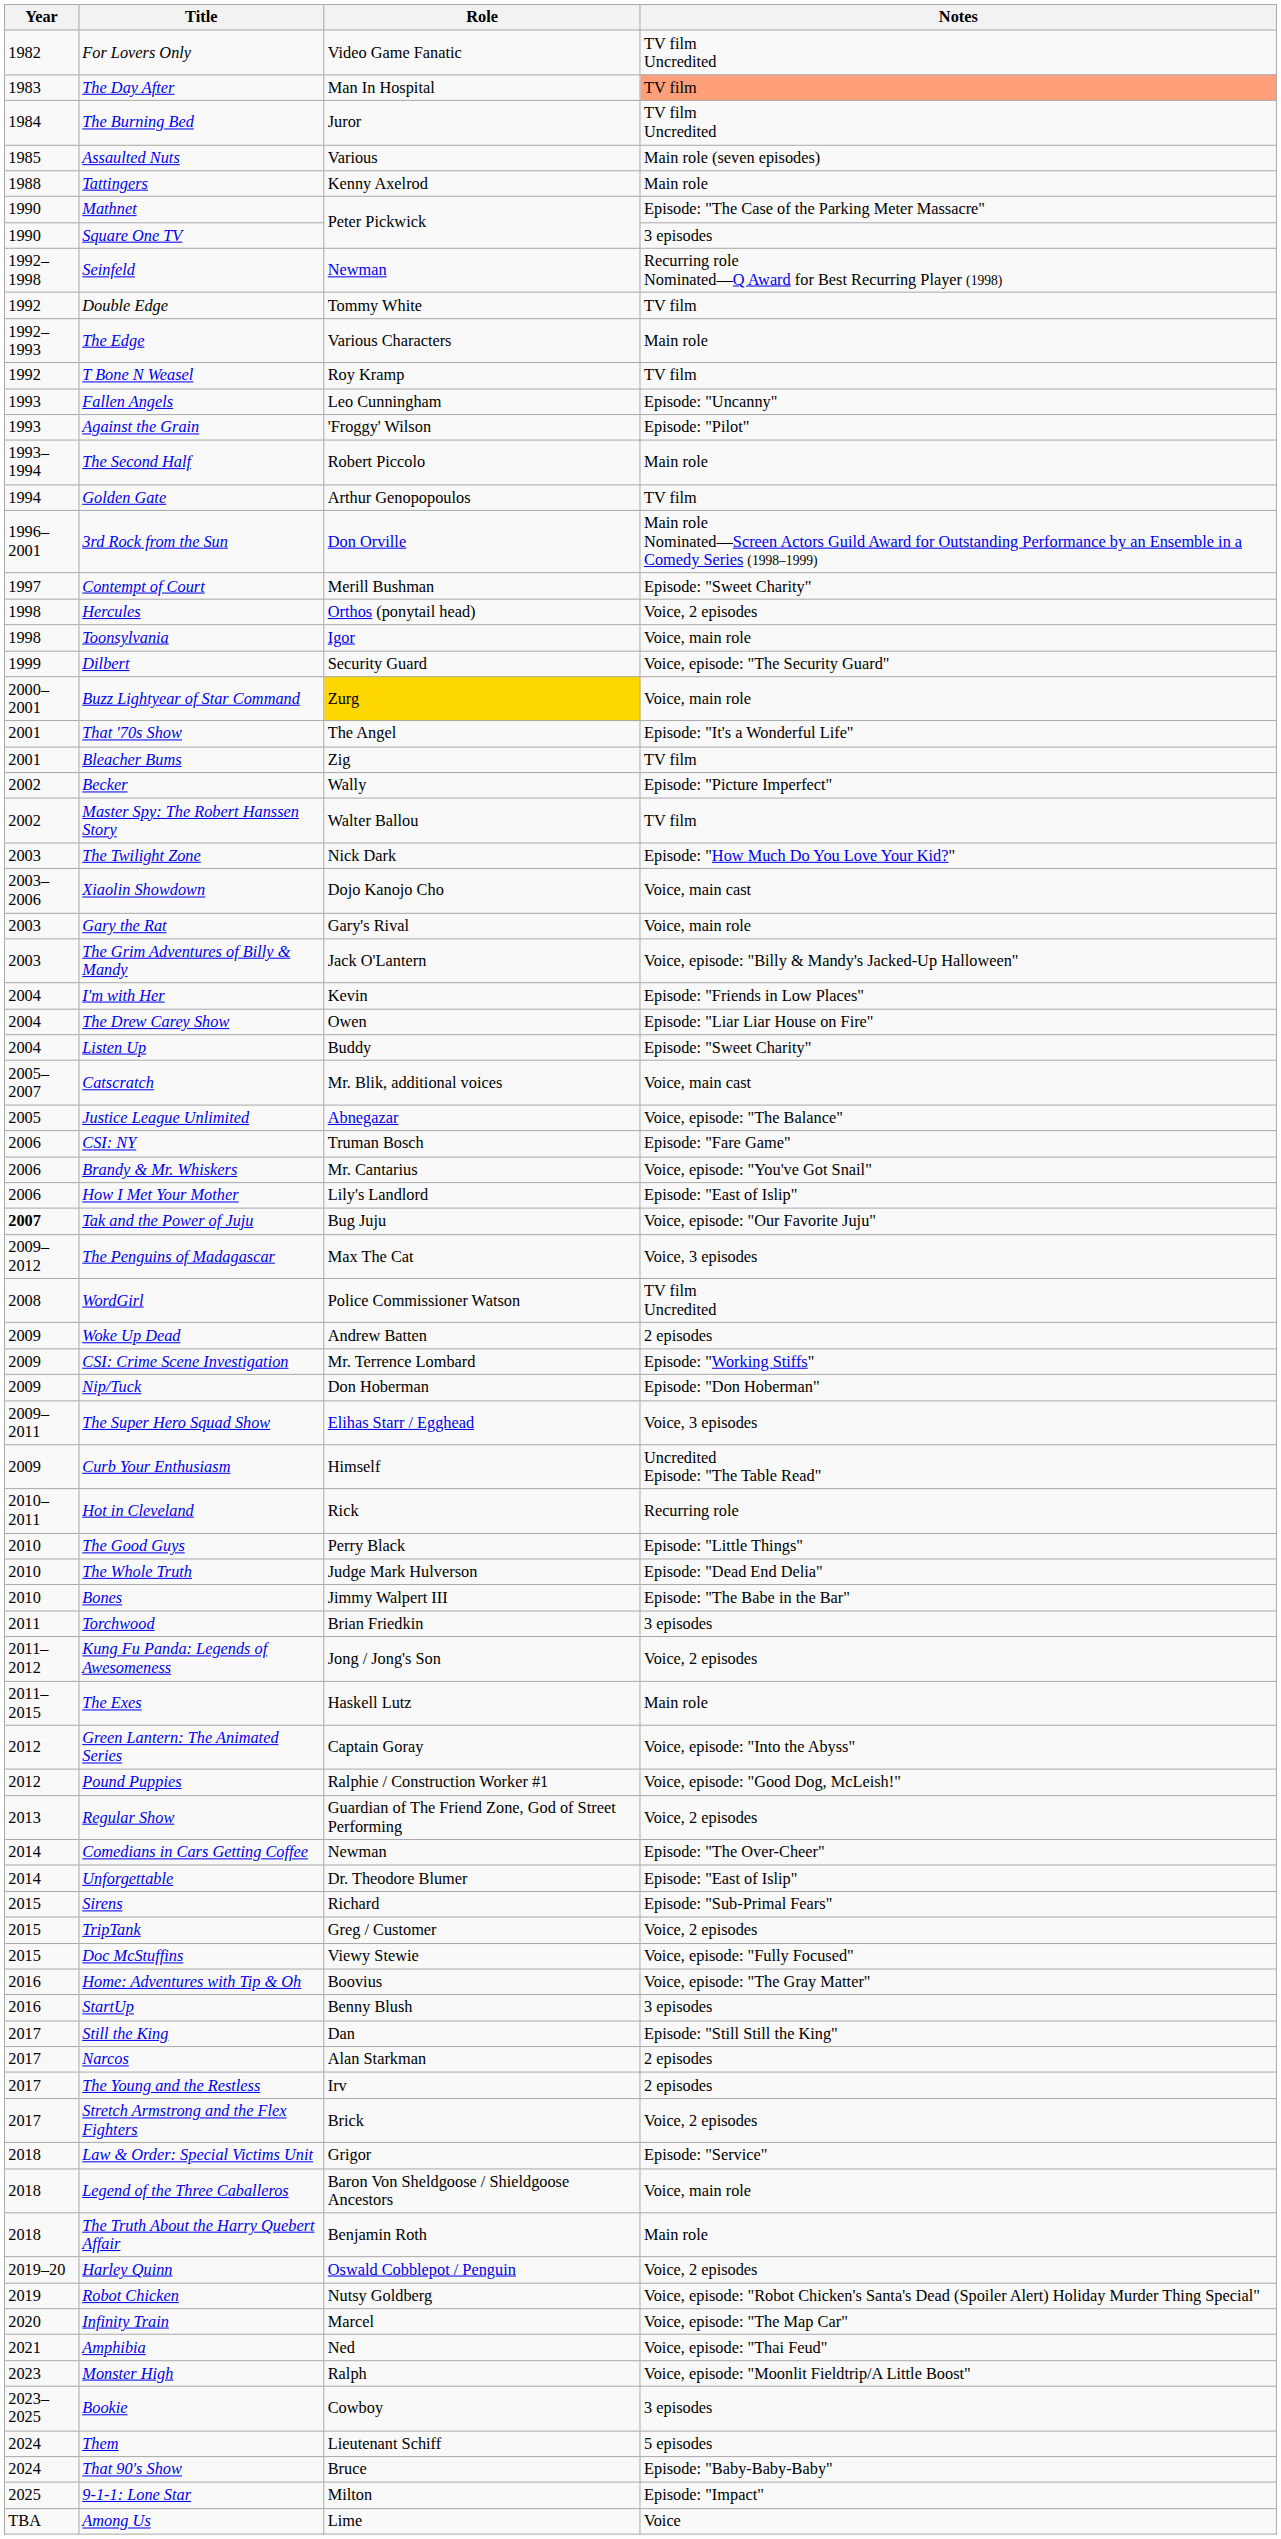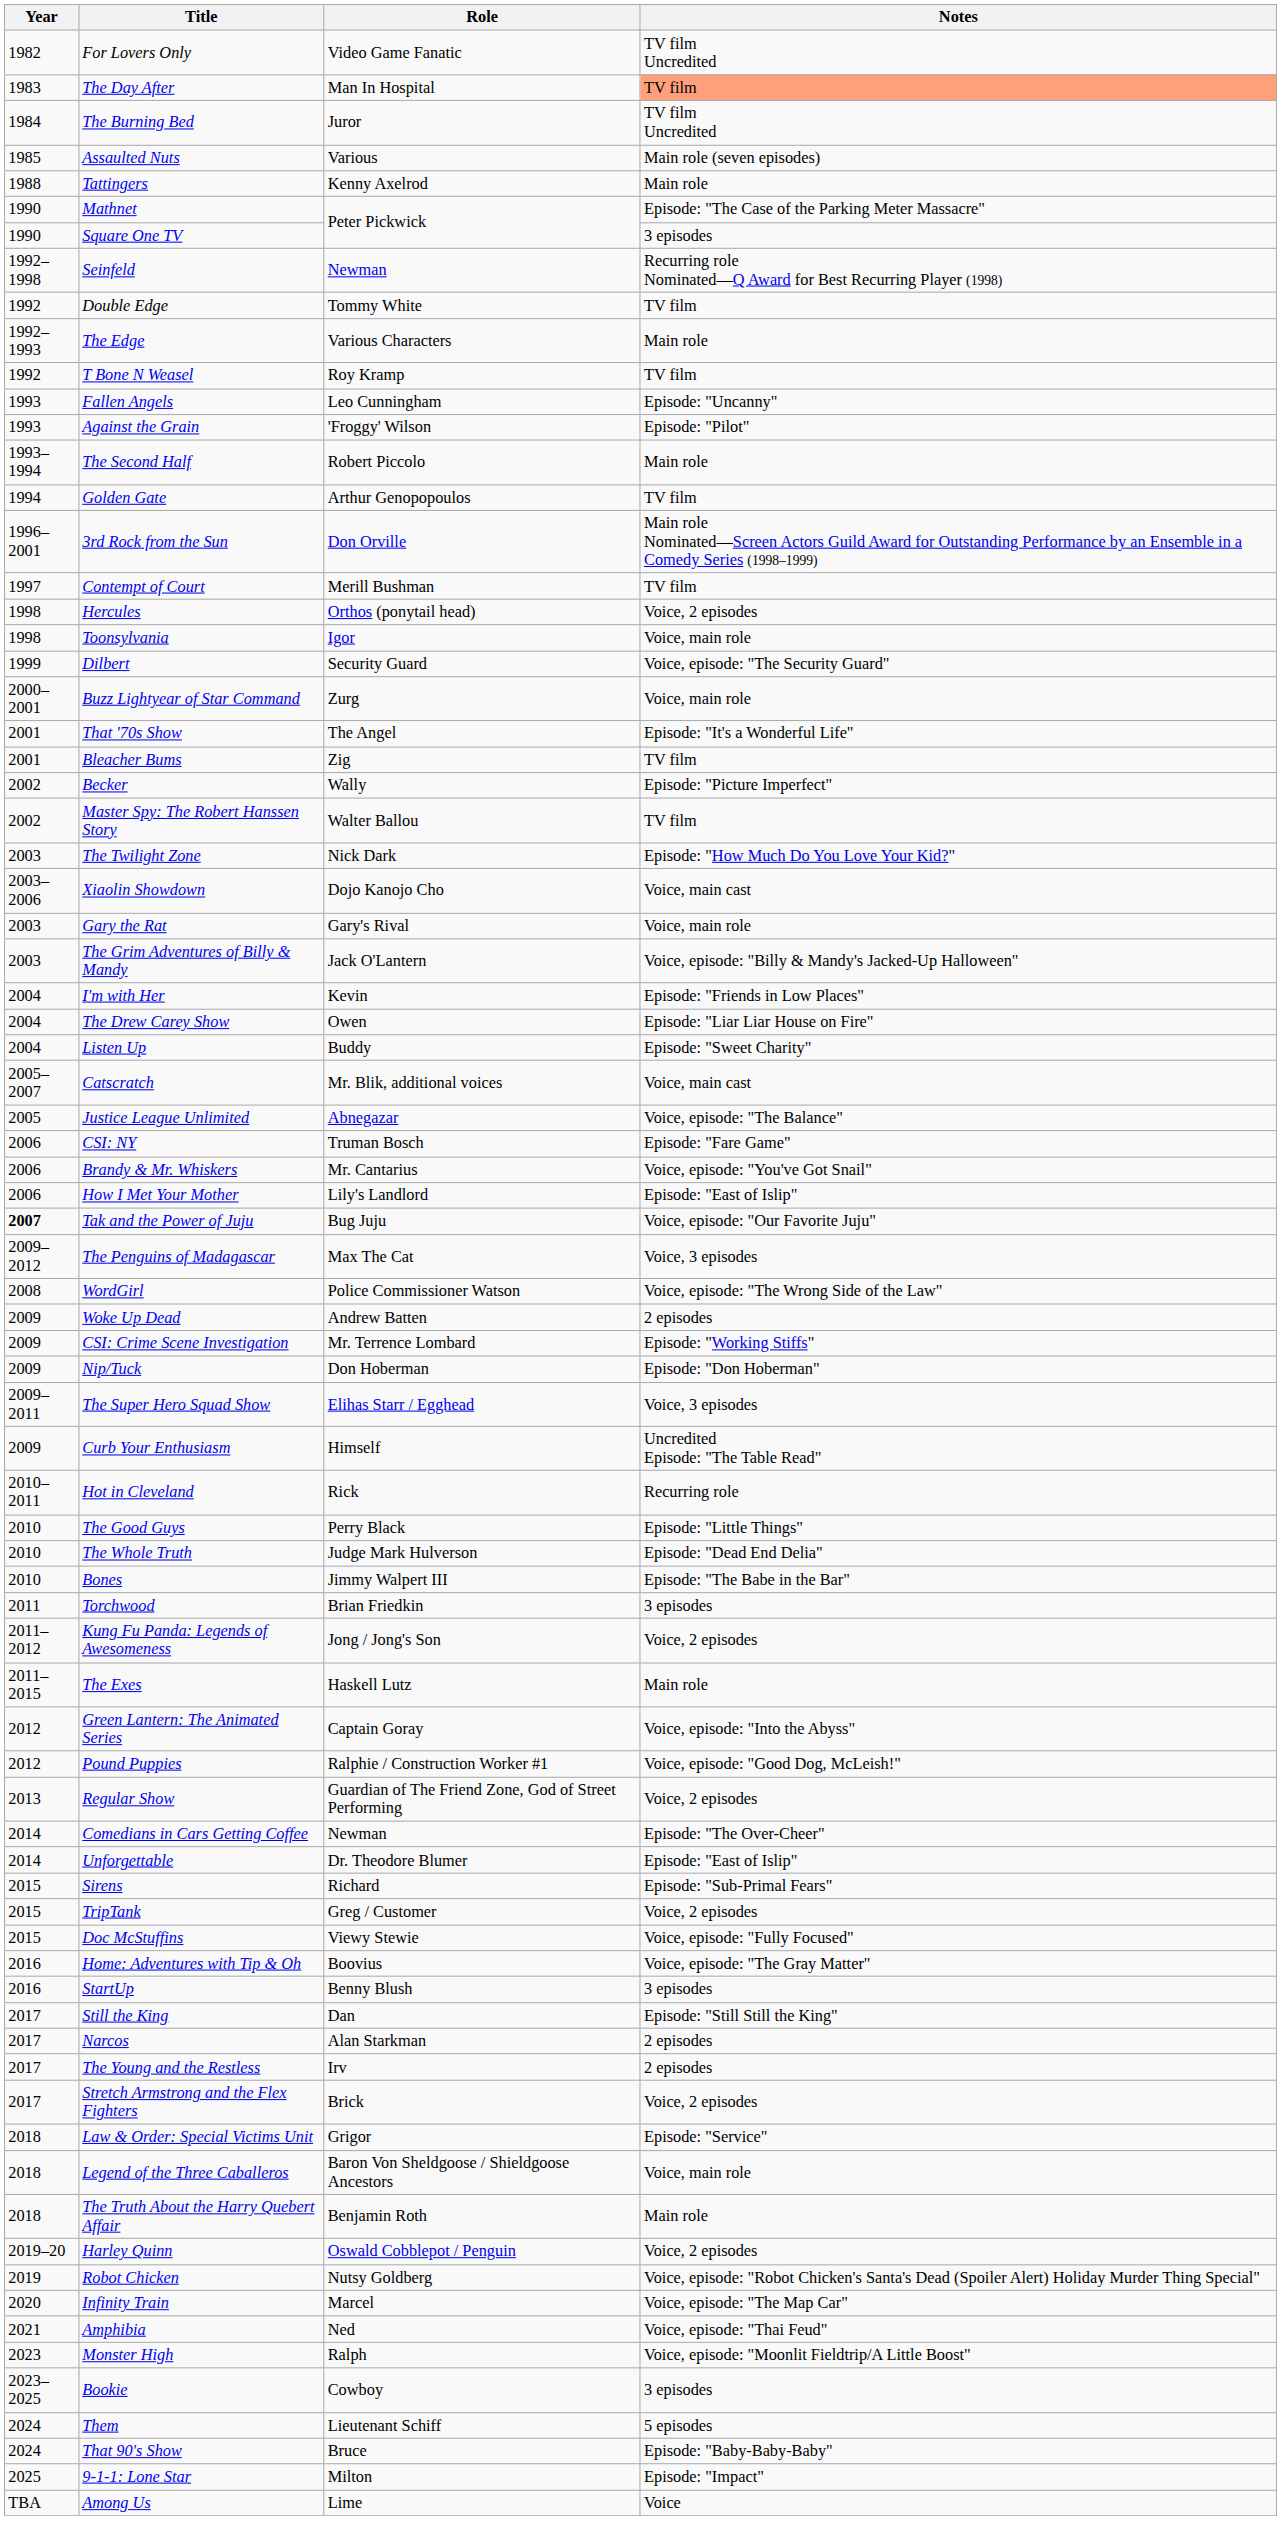(728, 585) Episode: "Sweet Charity" -> (670, 585) TV film
(343, 698) gold background -> (343, 698) no background
(680, 1300) TV film Uncredited -> (793, 1291) Voice, episode: "The Wrong Side of the Law"
